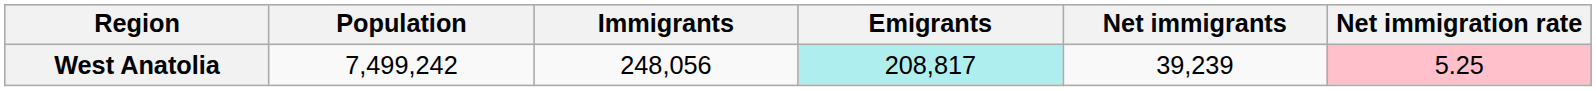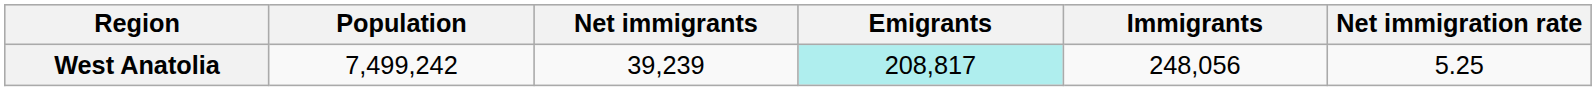columns swapped: (666, 24) <-> (1195, 24)
(1459, 64) pink background -> (1459, 64) no background
